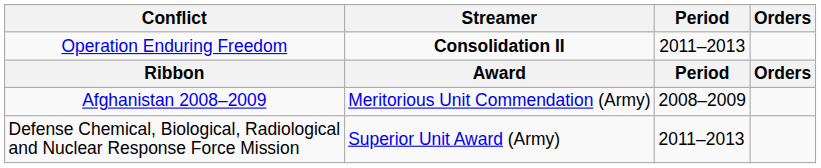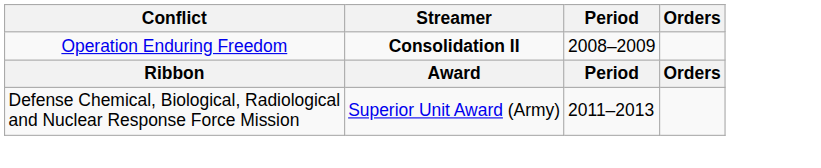(702, 45) 2011–2013 -> (612, 45) 2008–2009
- row: (174, 101)
